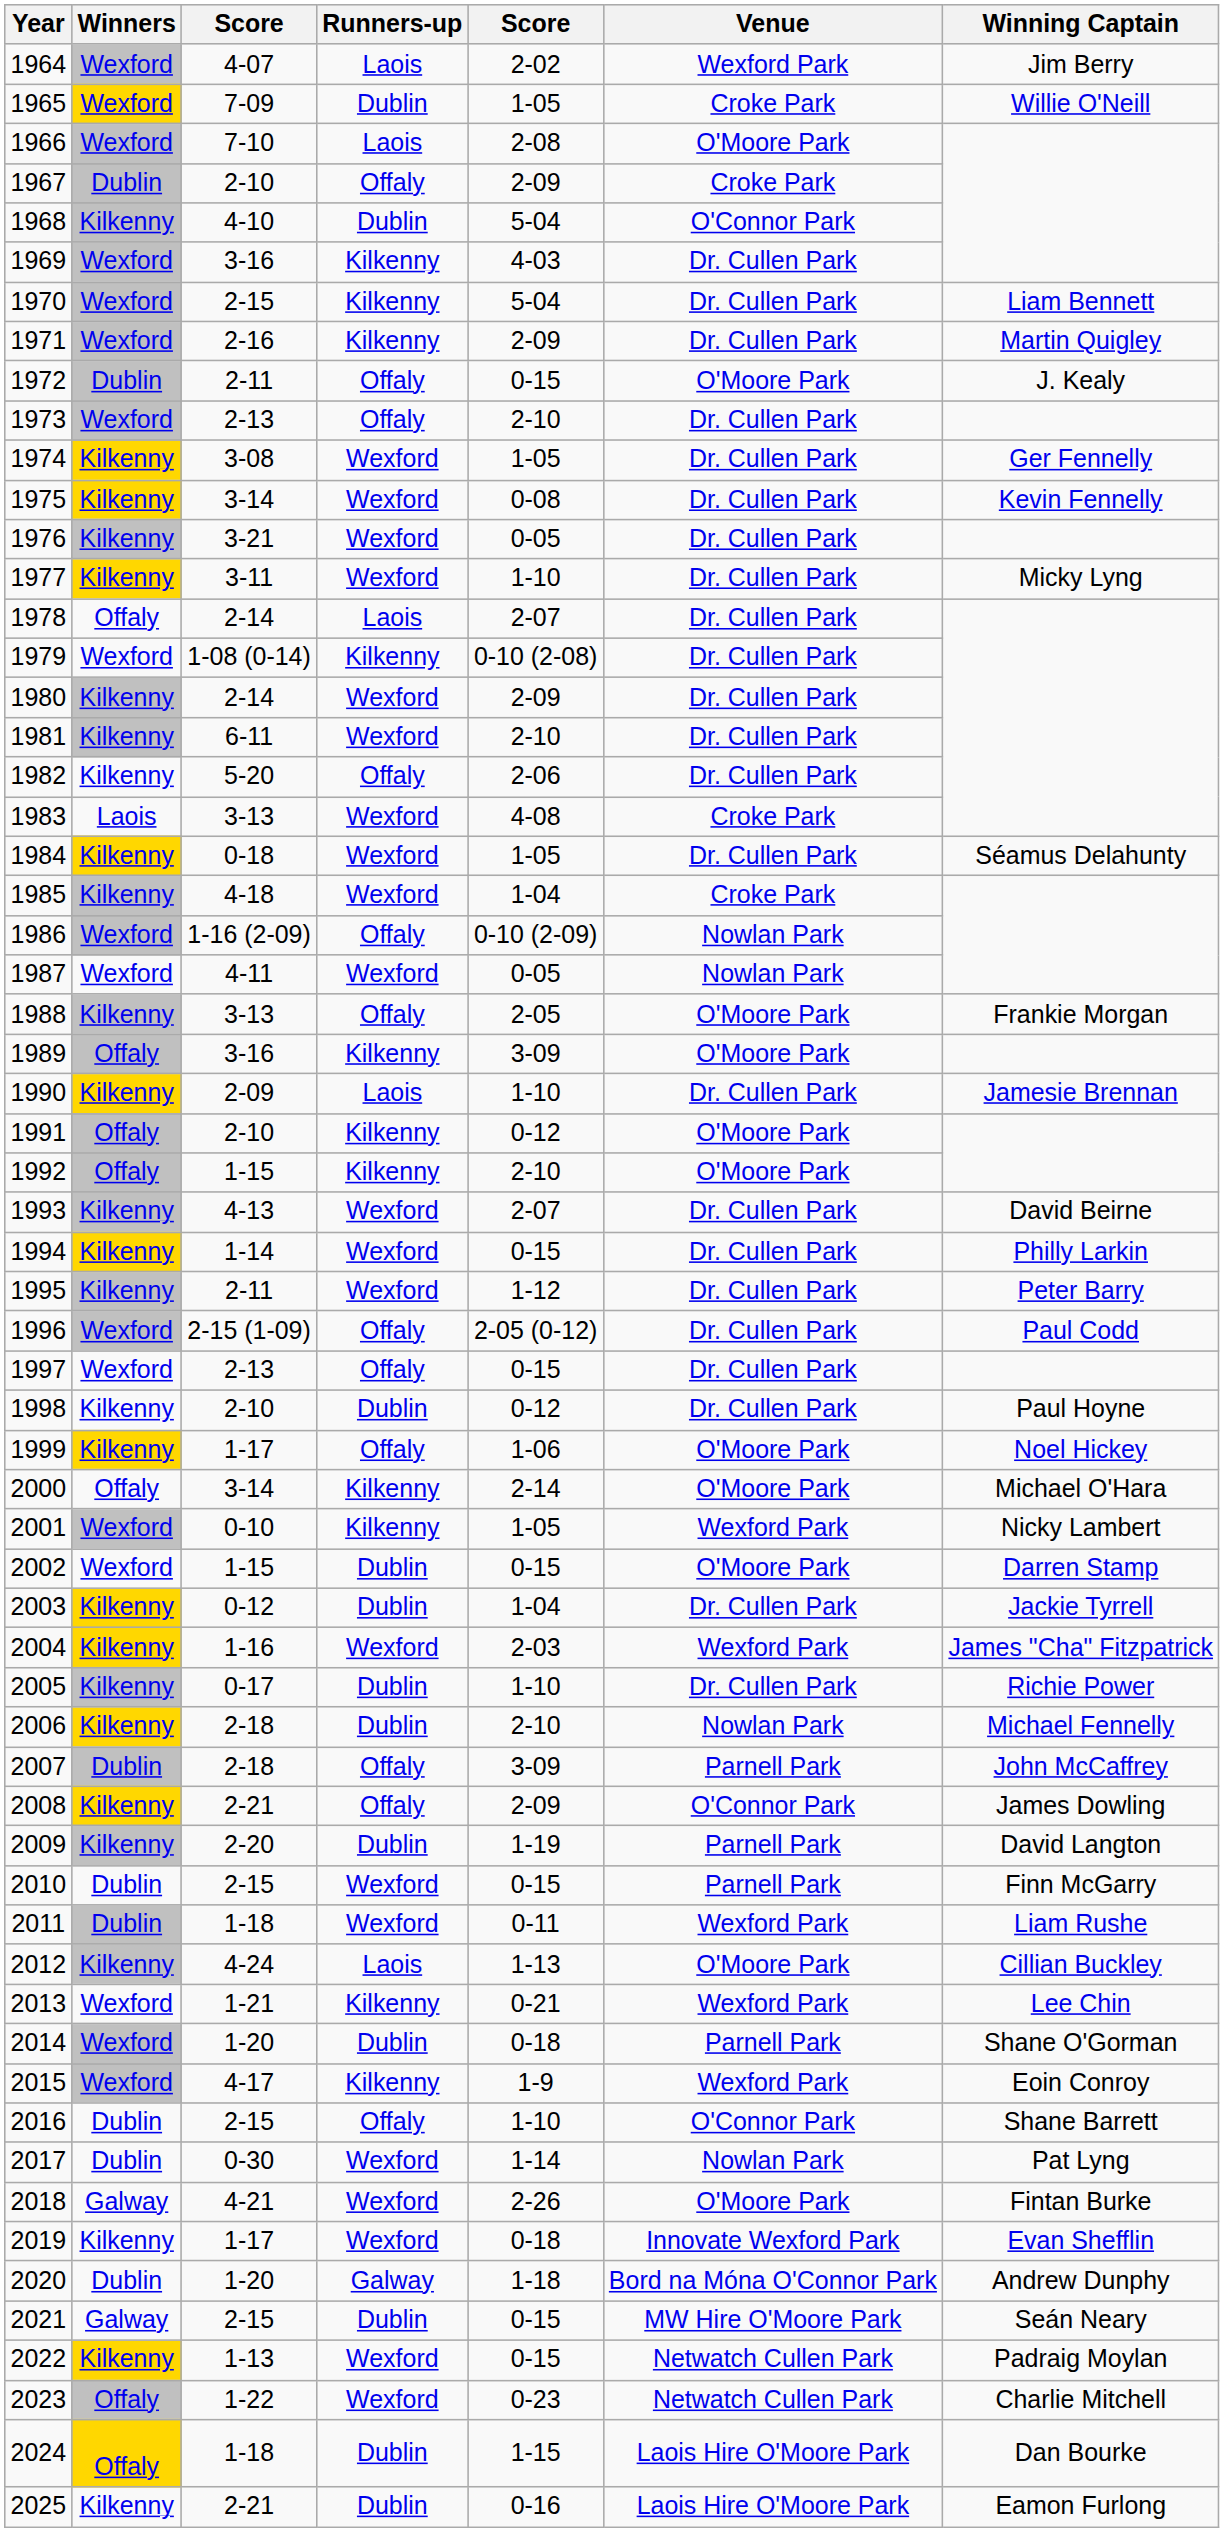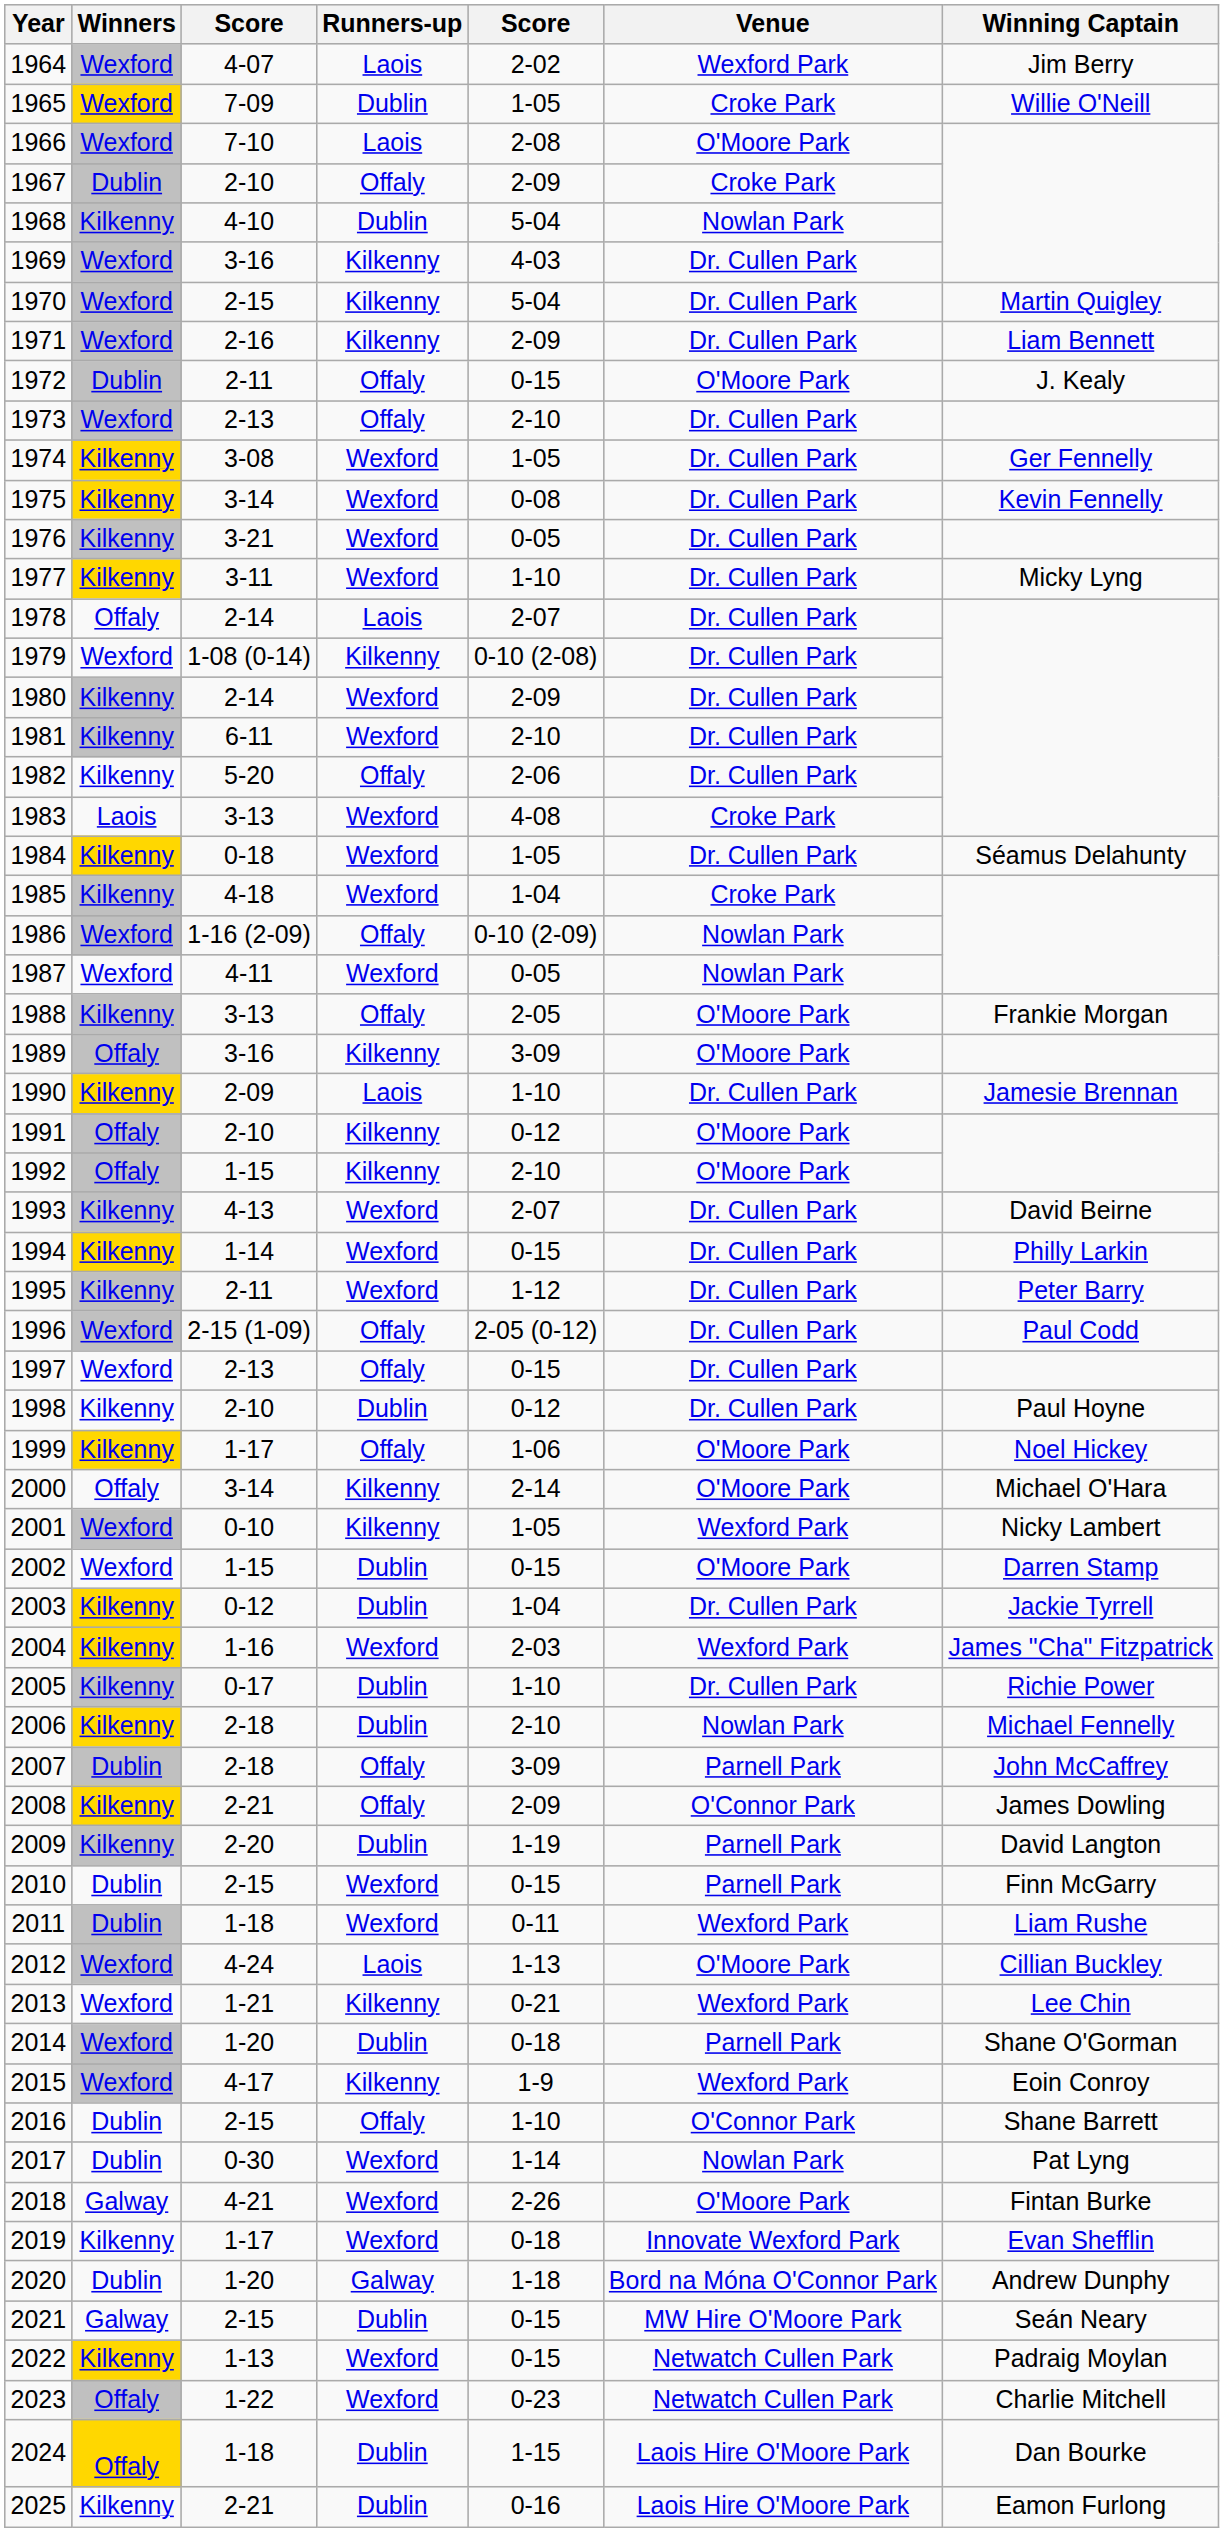(773, 222) O'Connor Park -> (773, 222) Nowlan Park
(1081, 301) Liam Bennett -> (1081, 301) Martin Quigley
(1081, 340) Martin Quigley -> (1081, 340) Liam Bennett
(127, 1963) Kilkenny -> (127, 1963) Wexford
